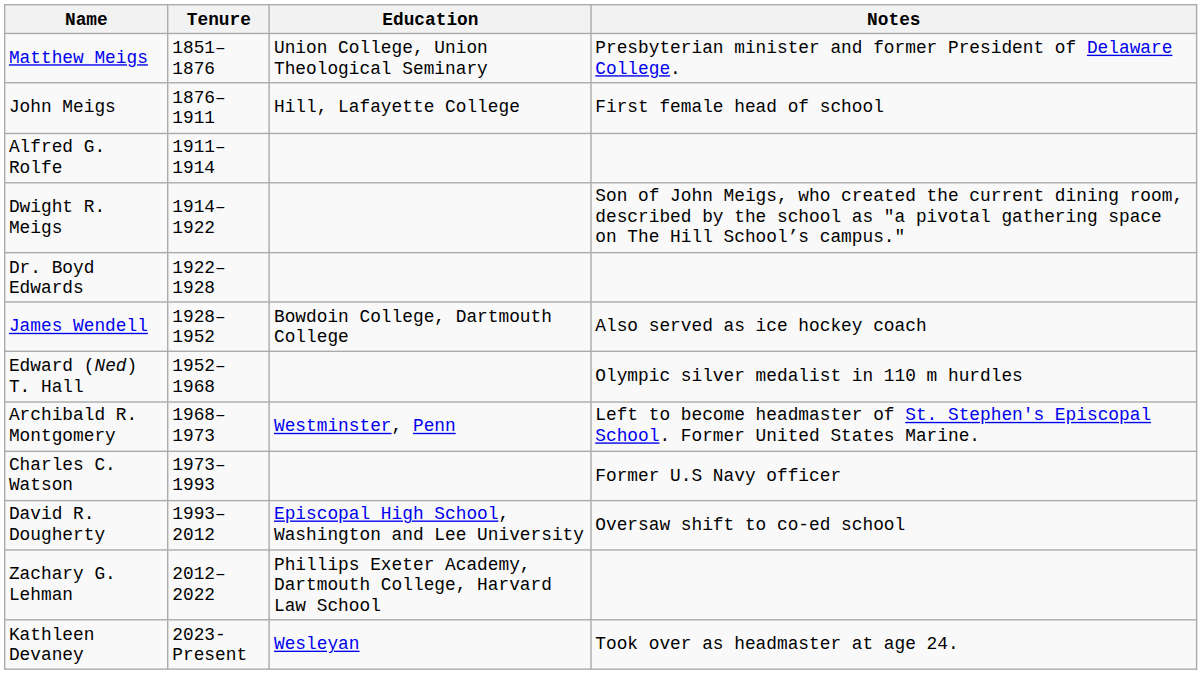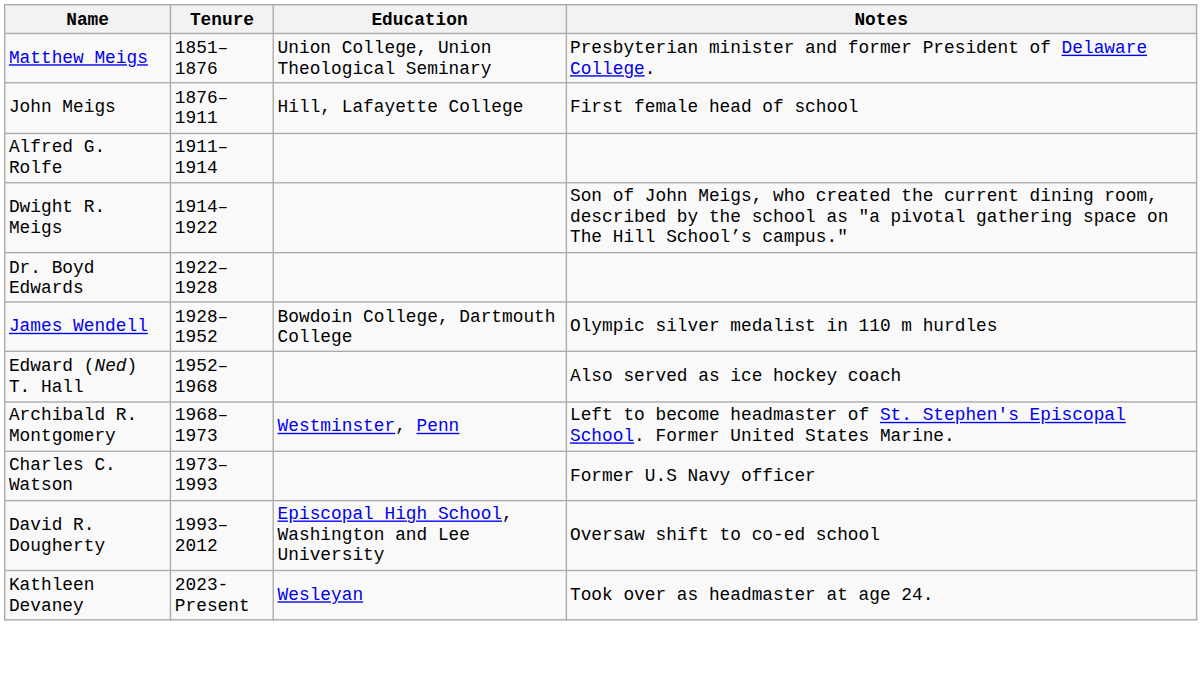(761, 327) Also served as ice hockey coach -> (784, 327) Olympic silver medalist in 110 m hurdles
(809, 377) Olympic silver medalist in 110 m hurdles -> (736, 377) Also served as ice hockey coach
- row: (62, 585)
